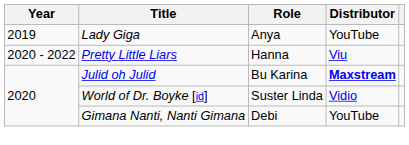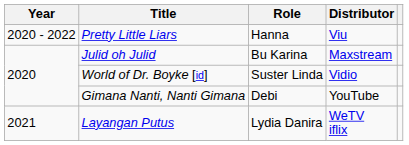- row: (111, 34)
(362, 75) bold -> (361, 55) normal
+ row: (128, 123)
